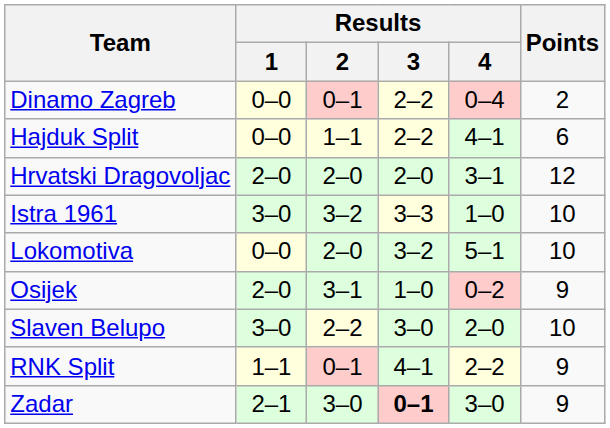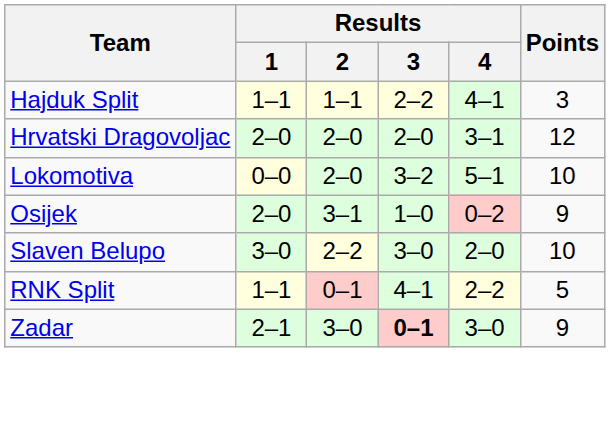- row: (93, 99)
(271, 137) 0–0 -> (271, 99) 1–1
(562, 137) 6 -> (562, 99) 3
- row: (64, 213)
(562, 366) 9 -> (562, 289) 5
